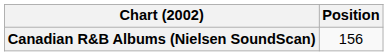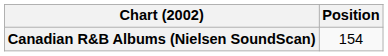(351, 39) 156 -> (351, 39) 154
